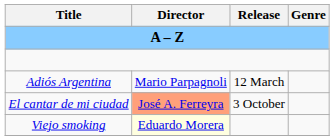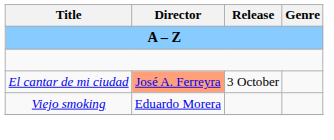- row: (69, 82)
(181, 125) lightyellow background -> (178, 103) no background
